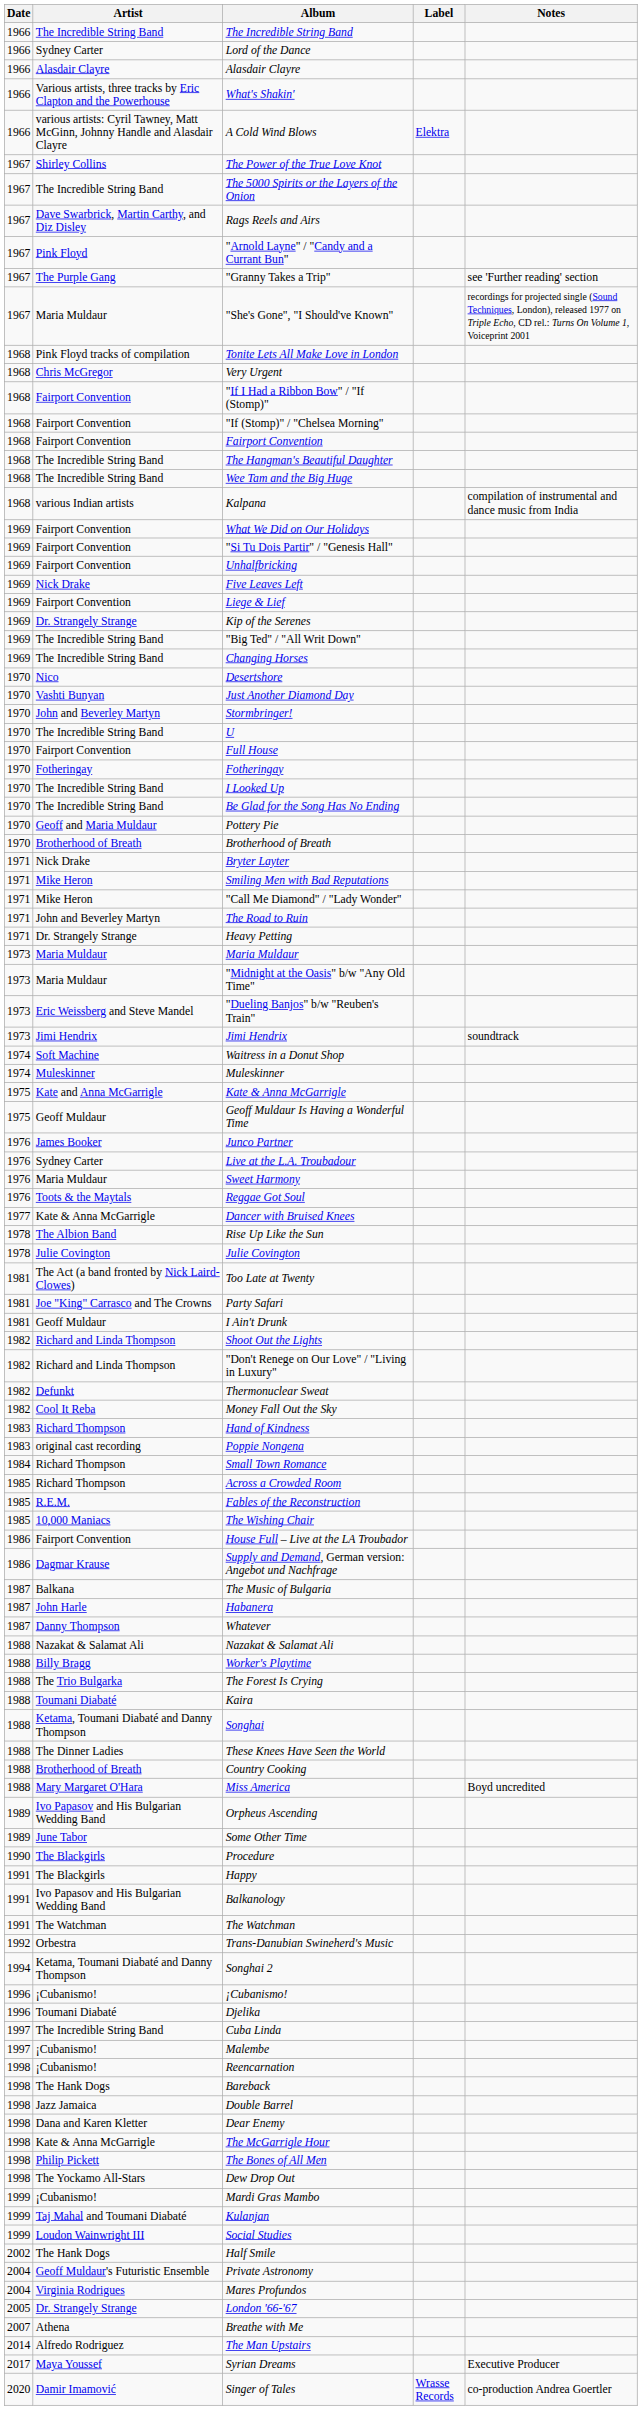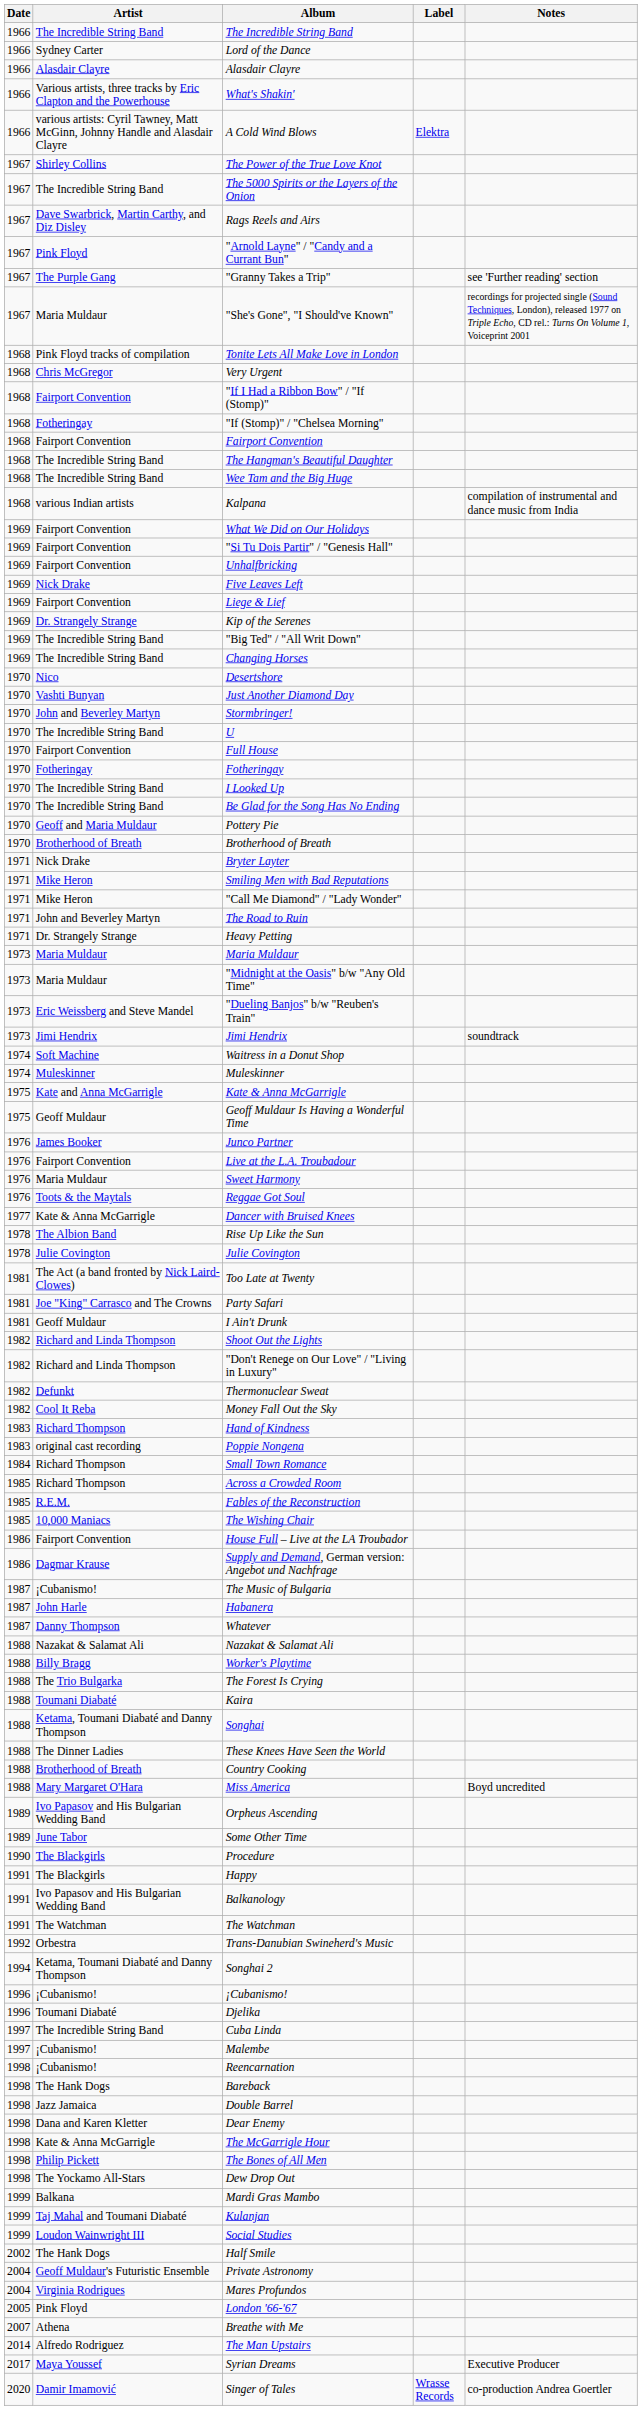(83, 423) Fairport Convention -> (64, 423) Fotheringay
(69, 1160) Sydney Carter -> (83, 1160) Fairport Convention
(55, 1589) Balkana -> (66, 1589) ¡Cubanismo!
(66, 2197) ¡Cubanismo! -> (55, 2197) Balkana
(86, 2308) Dr. Strangely Strange -> (62, 2308) Pink Floyd
